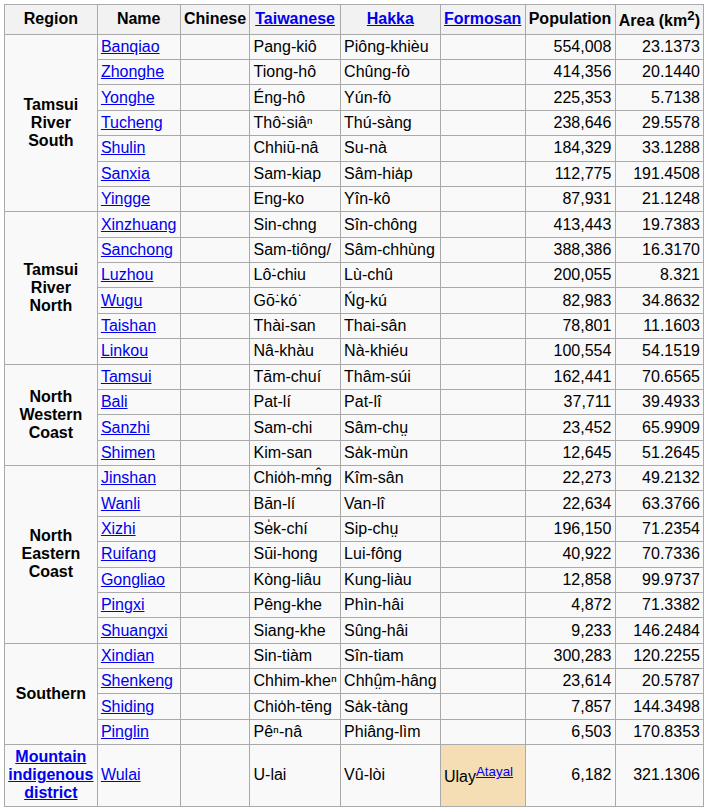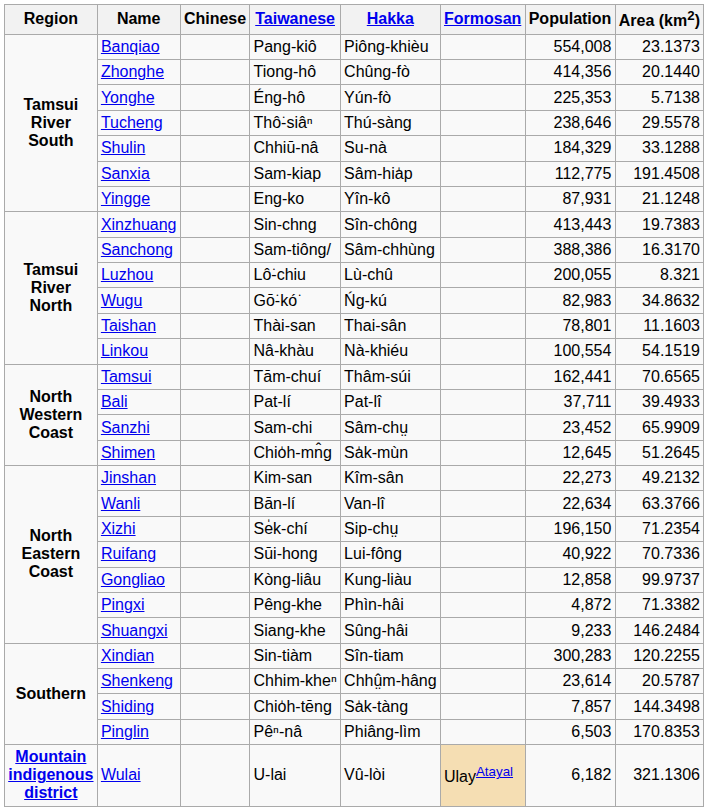(283, 452) Kim-san -> (293, 452) Chio̍h-mn̂g
(293, 478) Chio̍h-mn̂g -> (283, 478) Kim-san
